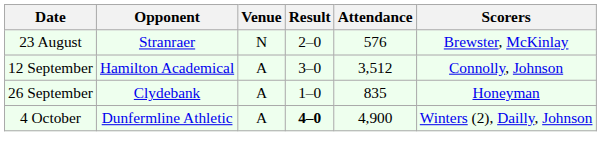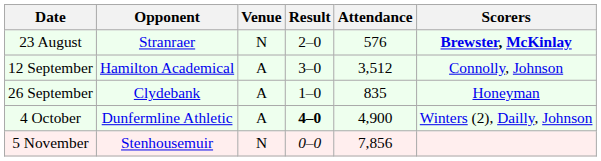(506, 42) normal -> (506, 42) bold
+ row: (50, 143)
